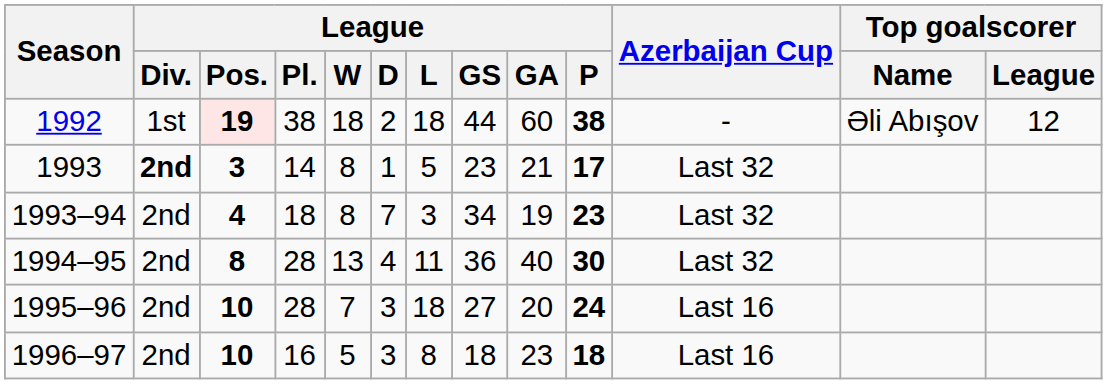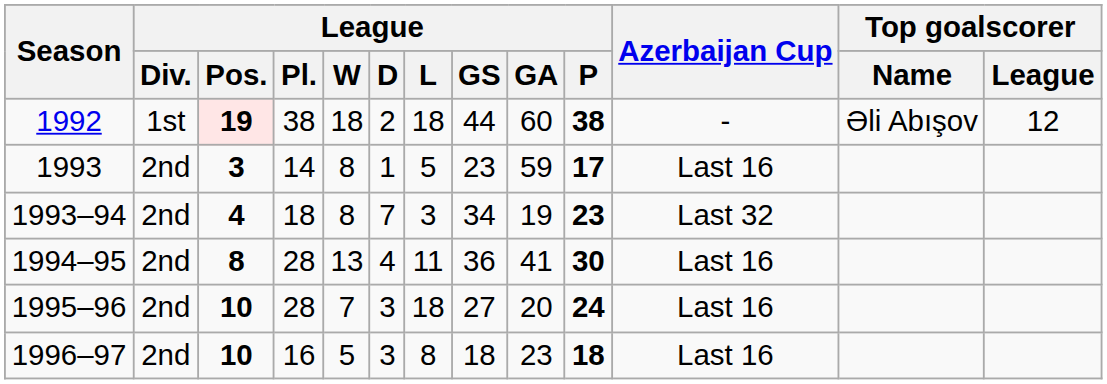(166, 167) bold -> (166, 167) normal
(537, 167) 21 -> (536, 167) 59
(726, 167) Last 32 -> (725, 167) Last 16
(537, 261) 40 -> (536, 261) 41
(726, 261) Last 32 -> (725, 261) Last 16
